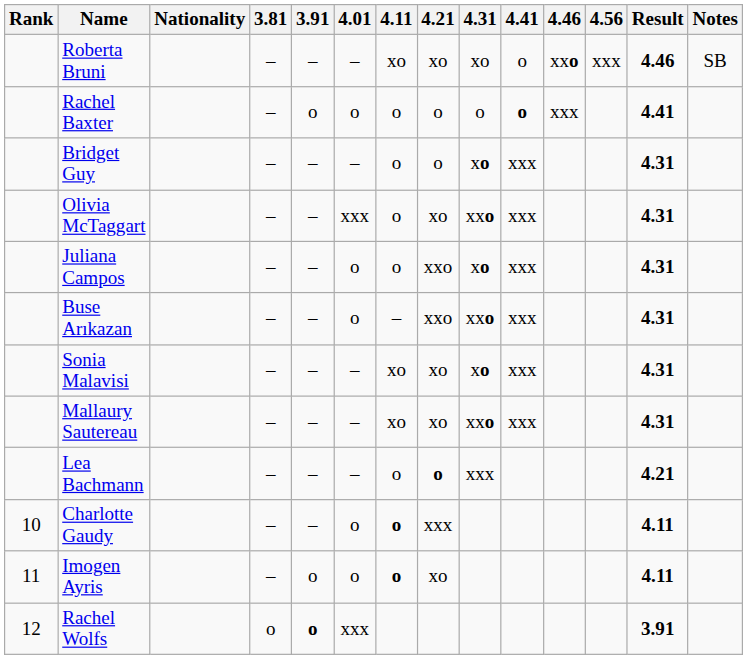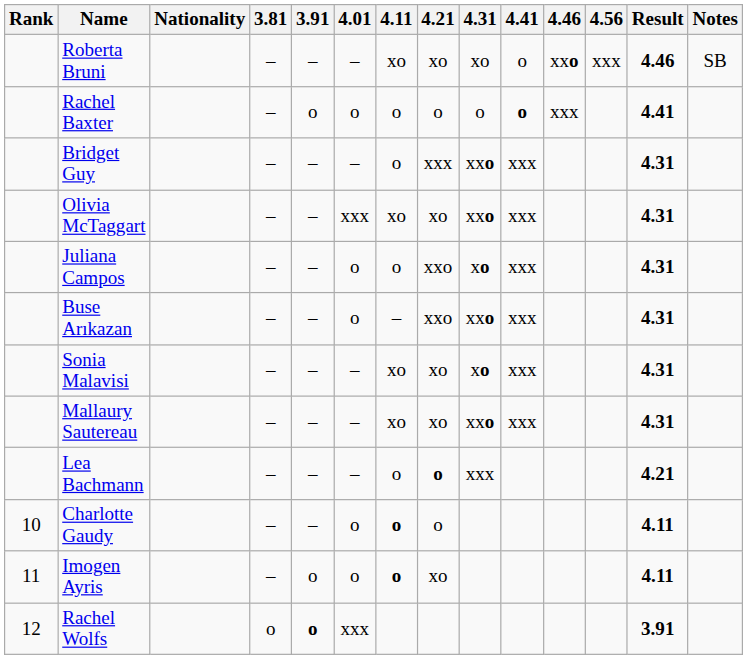(438, 163) o -> (438, 163) xxx
(480, 163) xo -> (480, 163) xxo
(396, 215) o -> (396, 215) xo
(438, 525) xxx -> (438, 525) o
